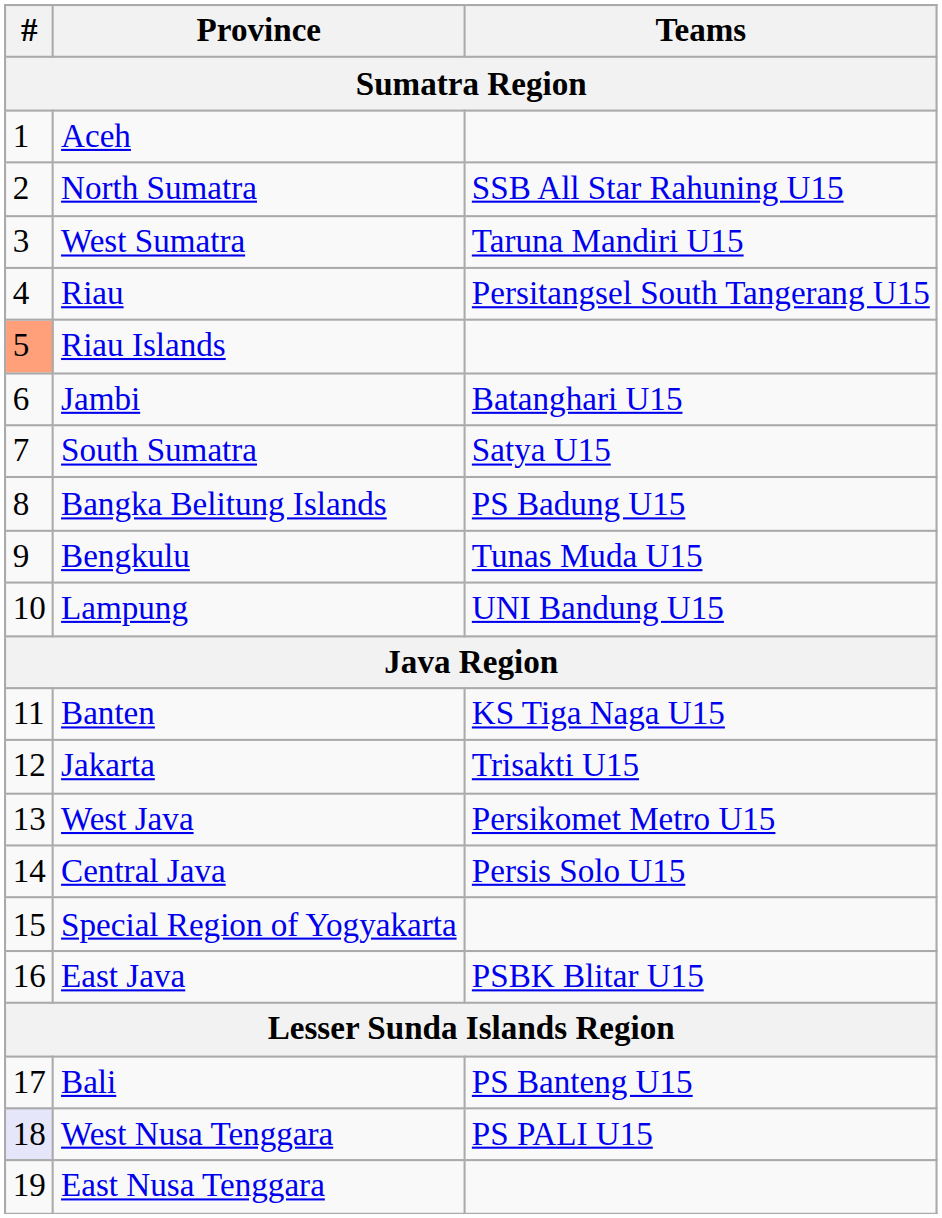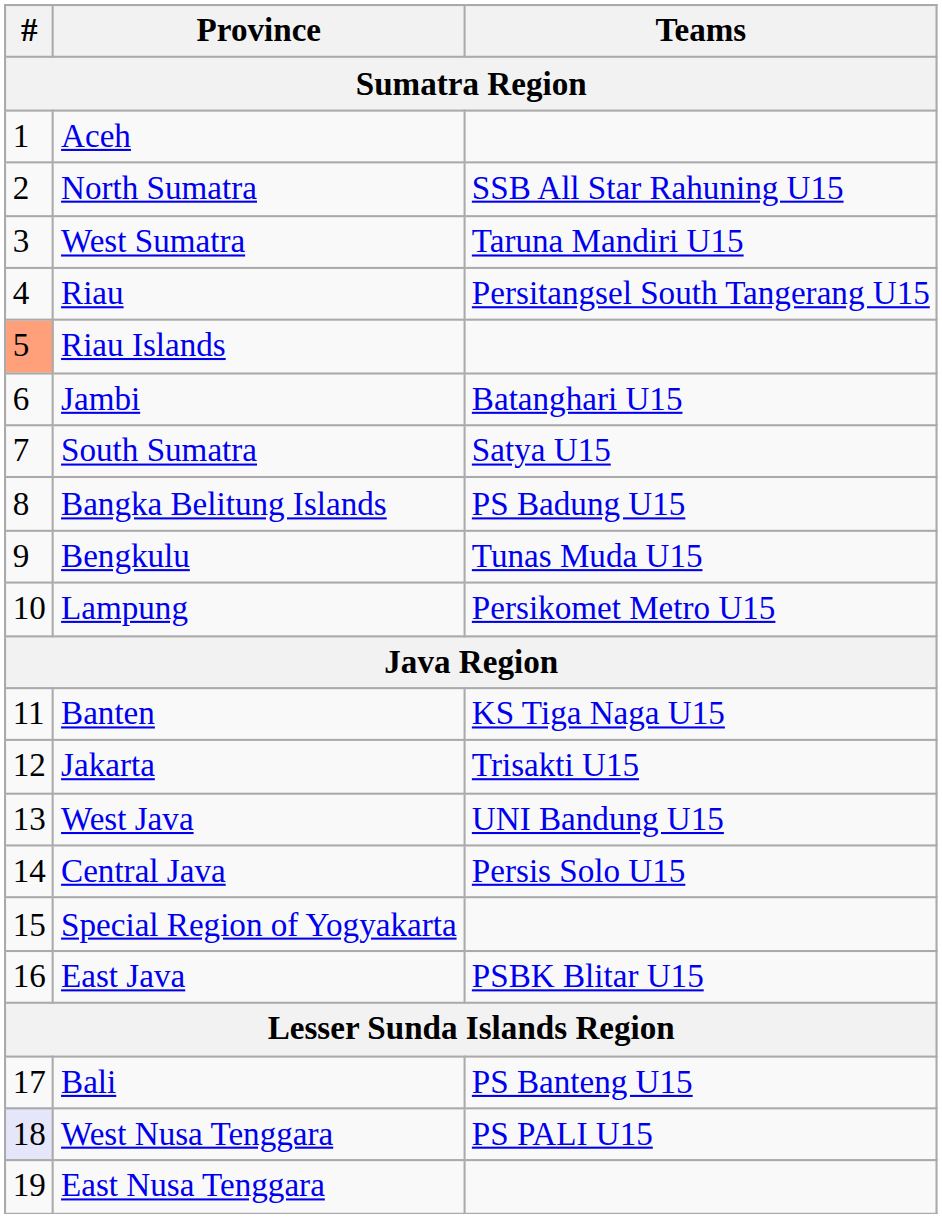(598, 608) UNI Bandung U15 -> (624, 608) Persikomet Metro U15
(624, 818) Persikomet Metro U15 -> (598, 818) UNI Bandung U15
